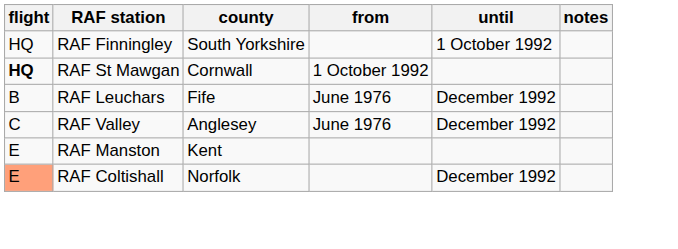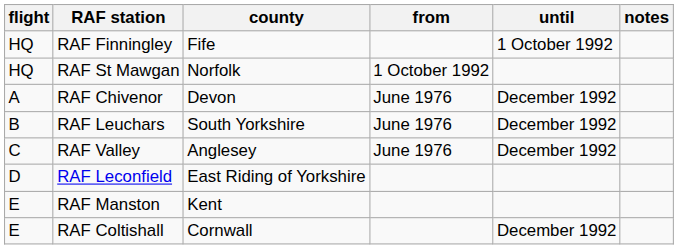(246, 44) South Yorkshire -> (201, 44) Fife
(21, 71) bold -> (21, 71) normal
(220, 71) Cornwall -> (214, 71) Norfolk
+ row: (110, 97)
(201, 97) Fife -> (246, 124) South Yorkshire
+ row: (115, 177)
(14, 177) lightsalmon background -> (14, 230) no background
(214, 177) Norfolk -> (220, 230) Cornwall
